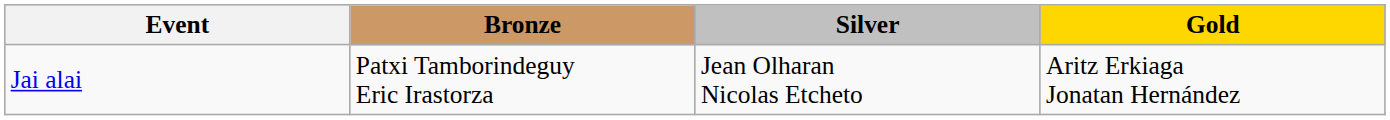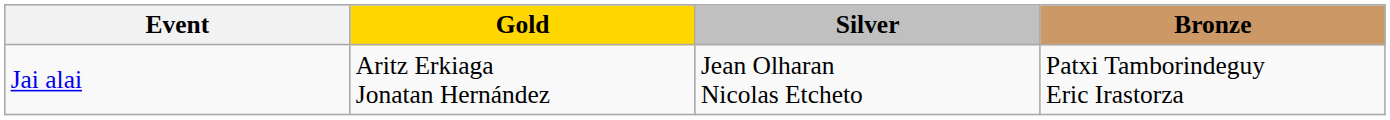columns swapped: (1213, 24) <-> (523, 24)
